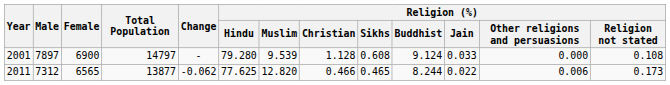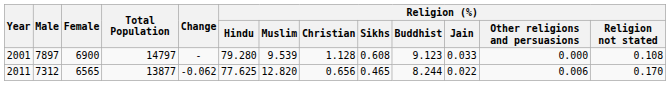(427, 56) 9.124 -> (427, 56) 9.123
(341, 72) 0.466 -> (341, 72) 0.656
(648, 72) 0.173 -> (648, 72) 0.170
